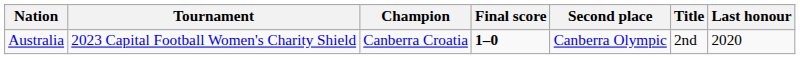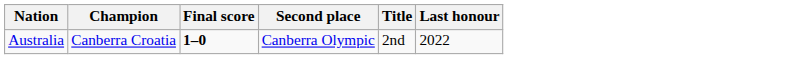- column: (214, 16)
(727, 41) 2020 -> (435, 41) 2022
